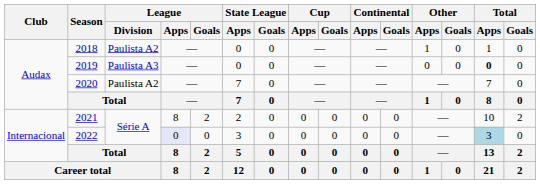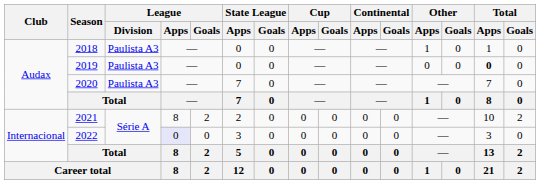(133, 48) Paulista A2 -> (133, 48) Paulista A3
(133, 83) Paulista A2 -> (133, 83) Paulista A3
(489, 135) lightblue background -> (489, 135) no background
